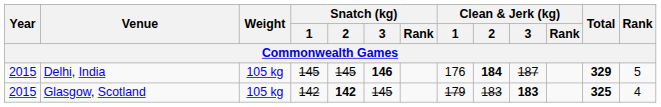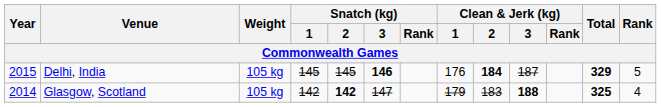(23, 92) 2015 -> (23, 92) 2014
(382, 92) 145 -> (382, 92) 147
(528, 92) 183 -> (528, 92) 188
